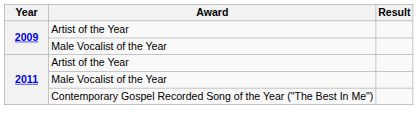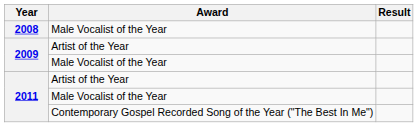+ row: (27, 29)
